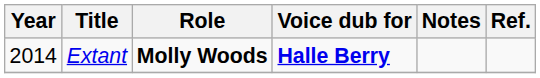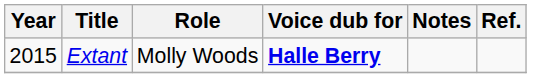(33, 55) 2014 -> (33, 55) 2015
(202, 55) bold -> (198, 55) normal
